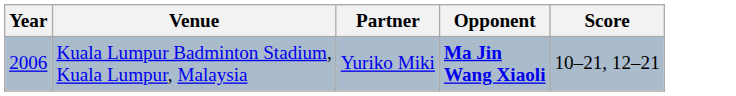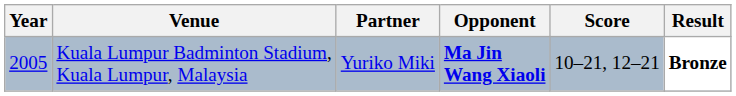+ column: (698, 20)
(28, 63) 2006 -> (28, 63) 2005
